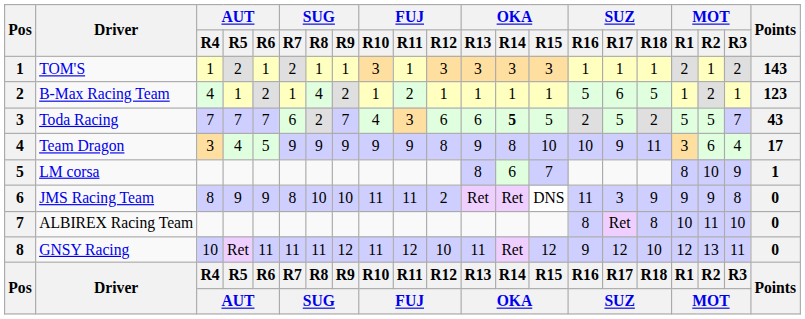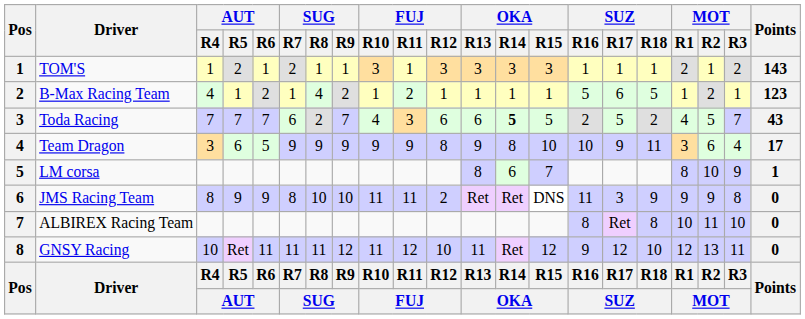(684, 120) 5 -> (684, 120) 4
(238, 146) 4 -> (238, 146) 6
